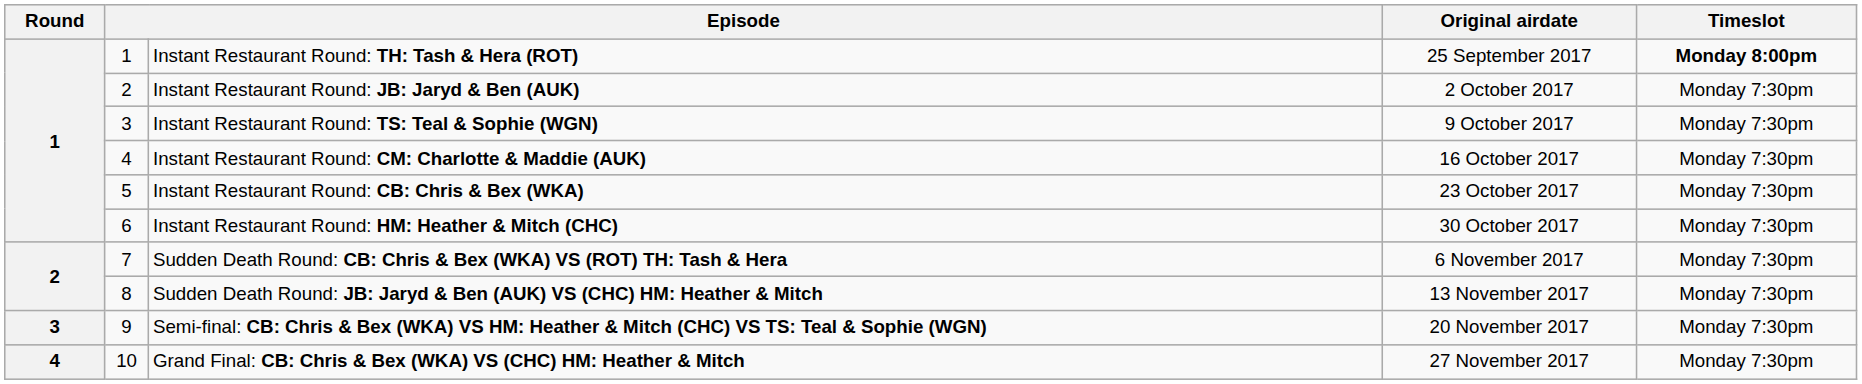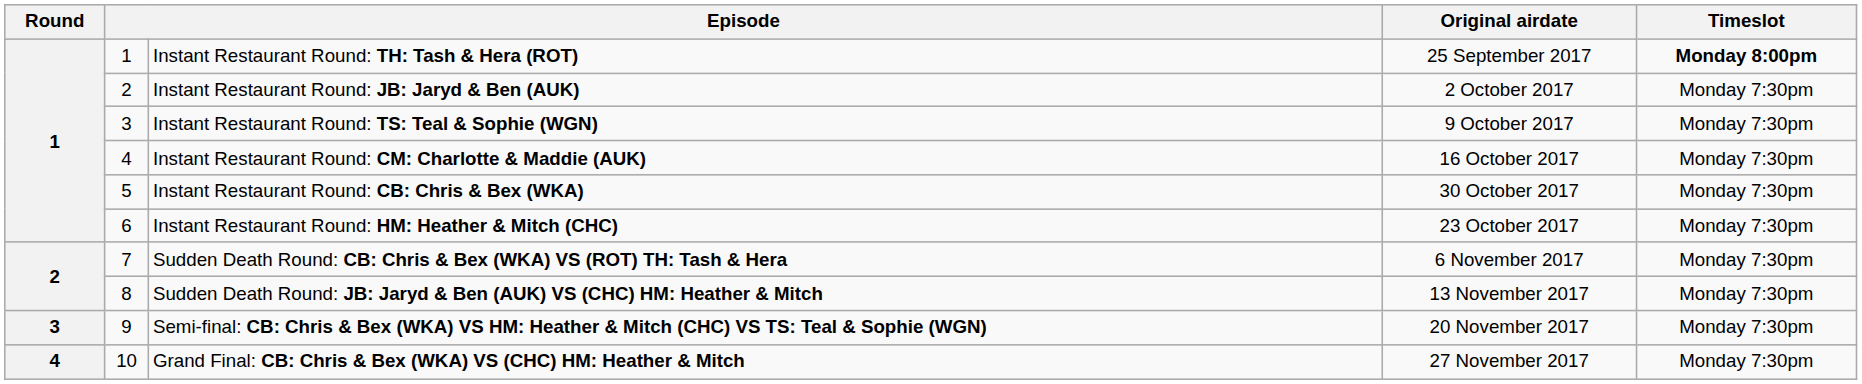(1509, 192) 23 October 2017 -> (1509, 192) 30 October 2017
(1509, 226) 30 October 2017 -> (1509, 226) 23 October 2017
